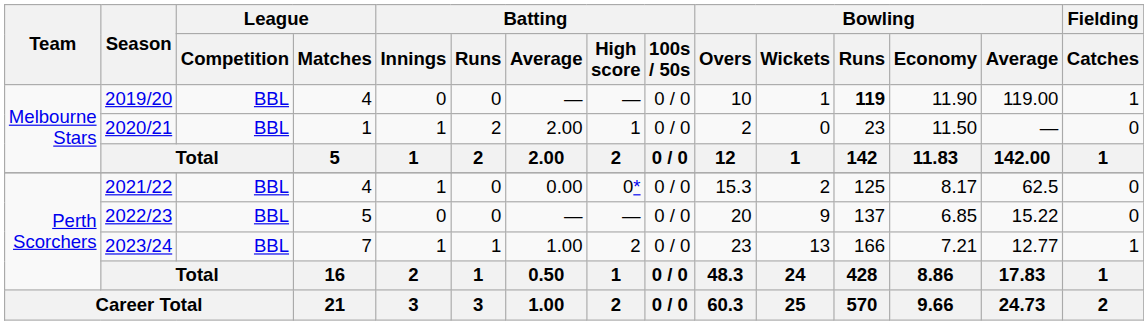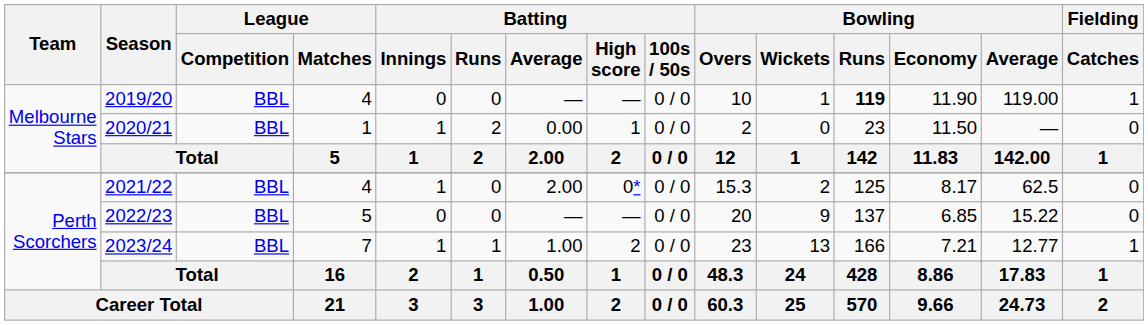(564, 128) 2.00 -> (564, 128) 0.00
(564, 187) 0.00 -> (564, 187) 2.00
